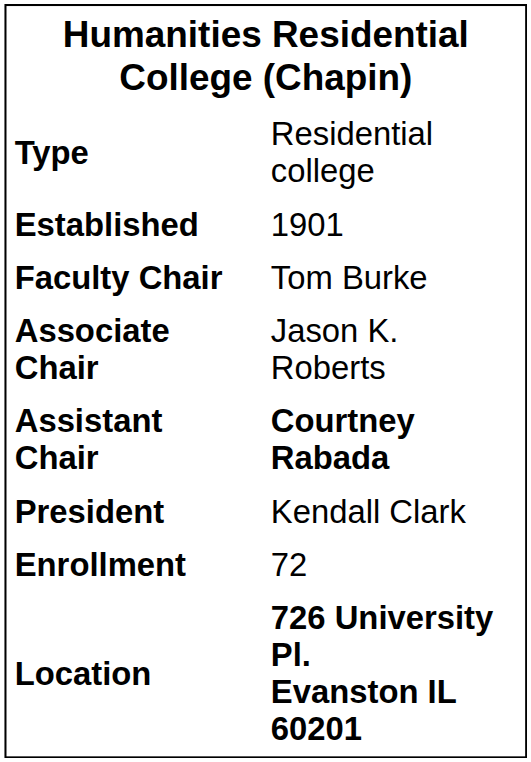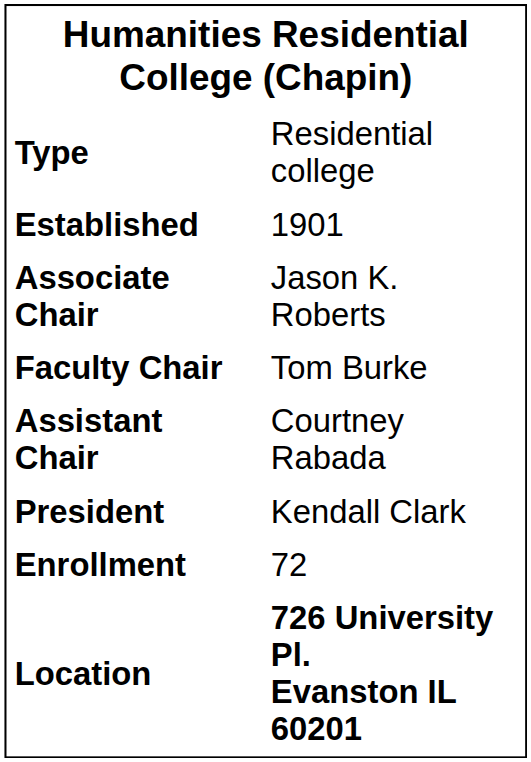rows swapped: (119, 278) <-> (92, 349)
(343, 440) bold -> (337, 440) normal
